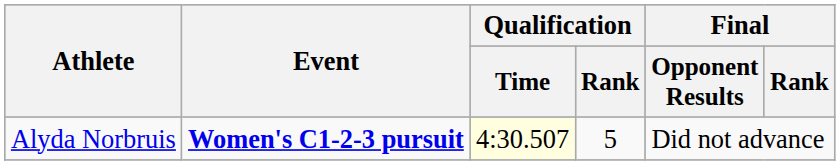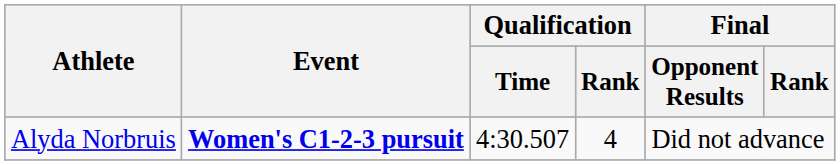(523, 138) lightyellow background -> (523, 138) no background
(610, 138) 5 -> (610, 138) 4
